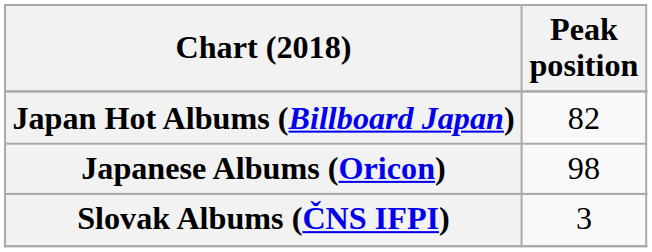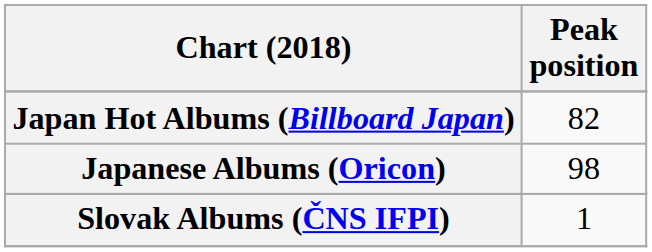(584, 219) 3 -> (584, 219) 1
